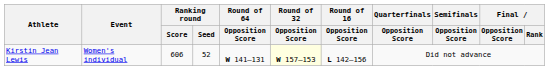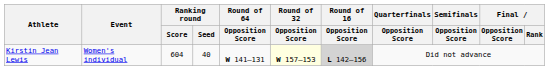(177, 55) 606 -> (177, 55) 604
(206, 55) 52 -> (206, 55) 40
(347, 59) no background -> (347, 59) lightgrey background
